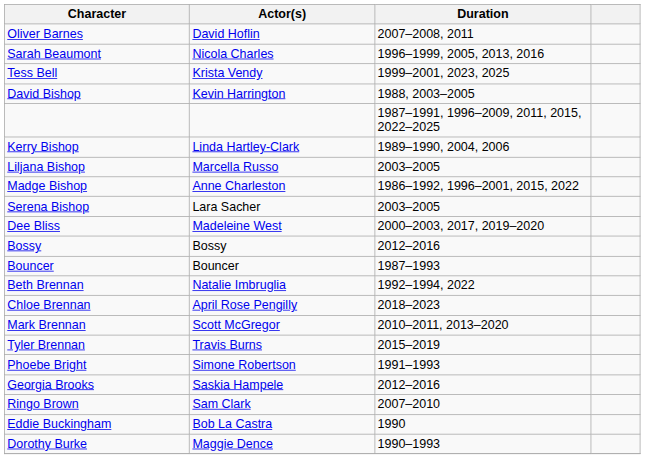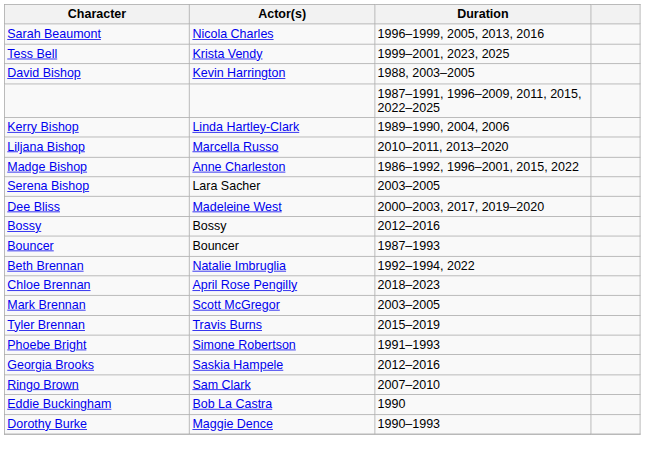- row: (45, 34)
(409, 166) 2003–2005 -> (443, 147) 2010–2011, 2013–2020
(443, 325) 2010–2011, 2013–2020 -> (409, 305) 2003–2005
